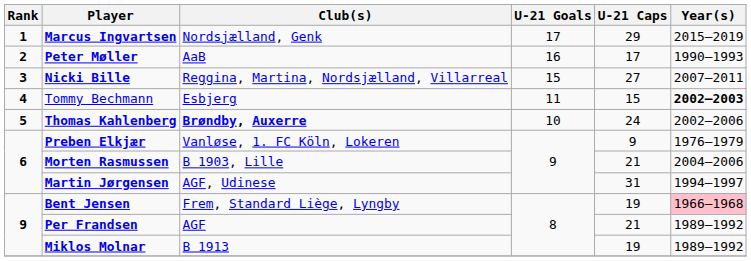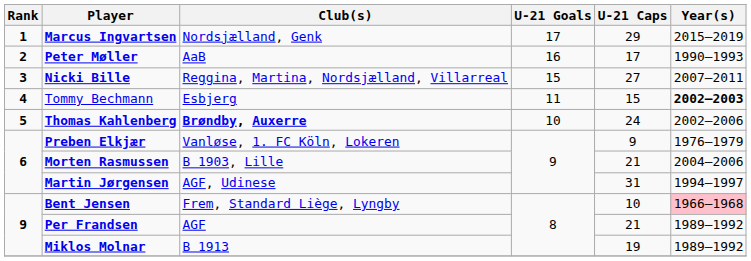(633, 204) 19 -> (633, 204) 10
